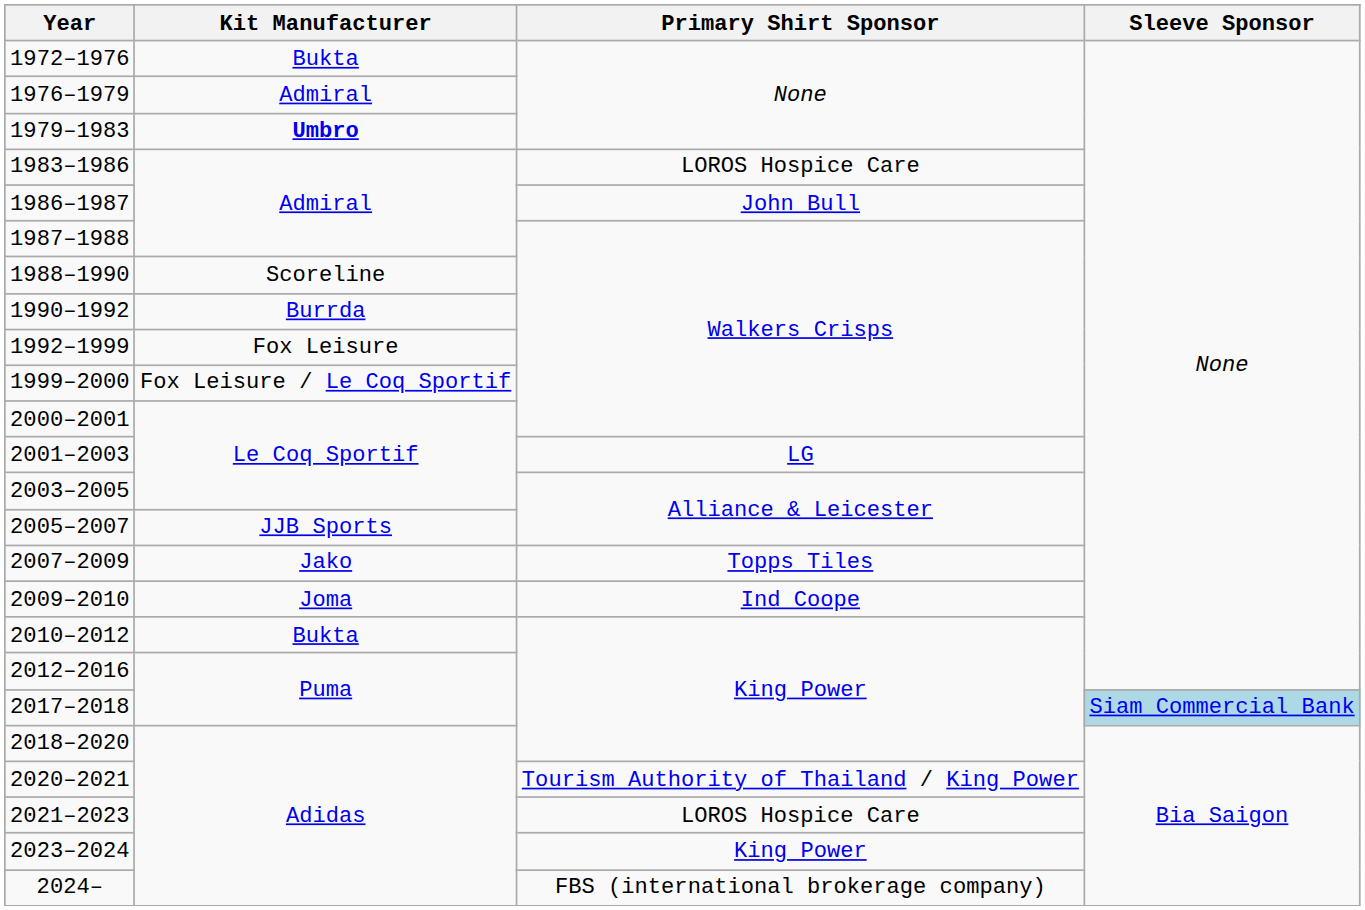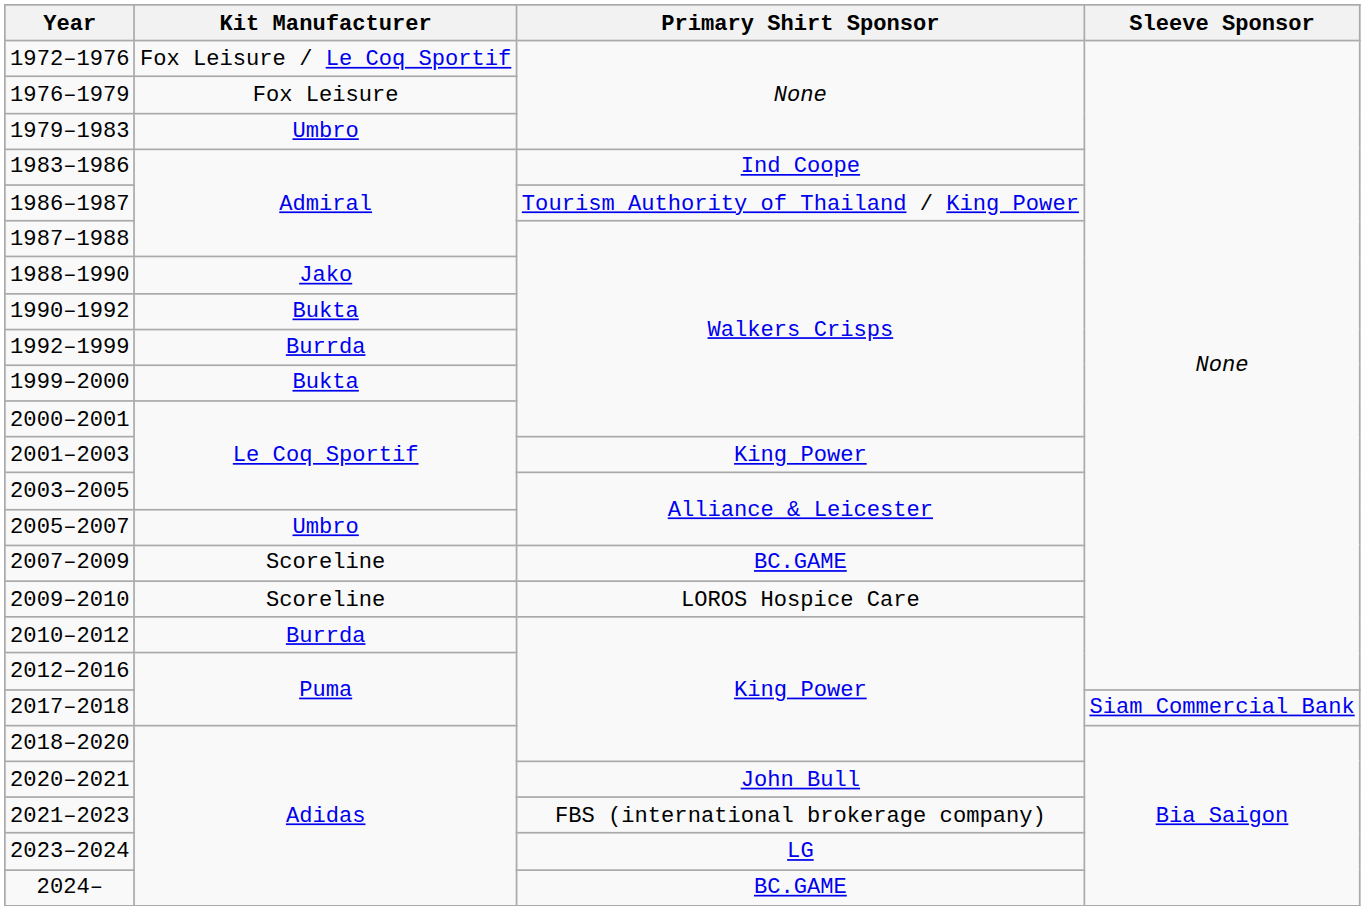(326, 59) Bukta -> (326, 59) Fox Leisure / Le Coq Sportif
(326, 95) Admiral -> (326, 95) Fox Leisure
(326, 131) bold -> (326, 131) normal
(800, 167) LOROS Hospice Care -> (800, 167) Ind Coope
(800, 203) John Bull -> (800, 203) Tourism Authority of Thailand / King Power
(326, 275) Scoreline -> (326, 275) Jako
(326, 311) Burrda -> (326, 311) Bukta
(326, 347) Fox Leisure -> (326, 347) Burrda
(326, 383) Fox Leisure / Le Coq Sportif -> (326, 383) Bukta
(800, 455) LG -> (800, 455) King Power
(326, 527) JJB Sports -> (326, 527) Umbro
(326, 563) Jako -> (326, 563) Scoreline
(800, 563) Topps Tiles -> (800, 563) BC.GAME
(326, 599) Joma -> (326, 599) Scoreline
(800, 599) Ind Coope -> (800, 599) LOROS Hospice Care
(326, 635) Bukta -> (326, 635) Burrda
(1222, 707) lightblue background -> (1222, 707) no background
(800, 779) Tourism Authority of Thailand / King Power -> (800, 779) John Bull
(800, 815) LOROS Hospice Care -> (800, 815) FBS (international brokerage company)
(800, 851) King Power -> (800, 851) LG
(800, 887) FBS (international brokerage company) -> (800, 887) BC.GAME
